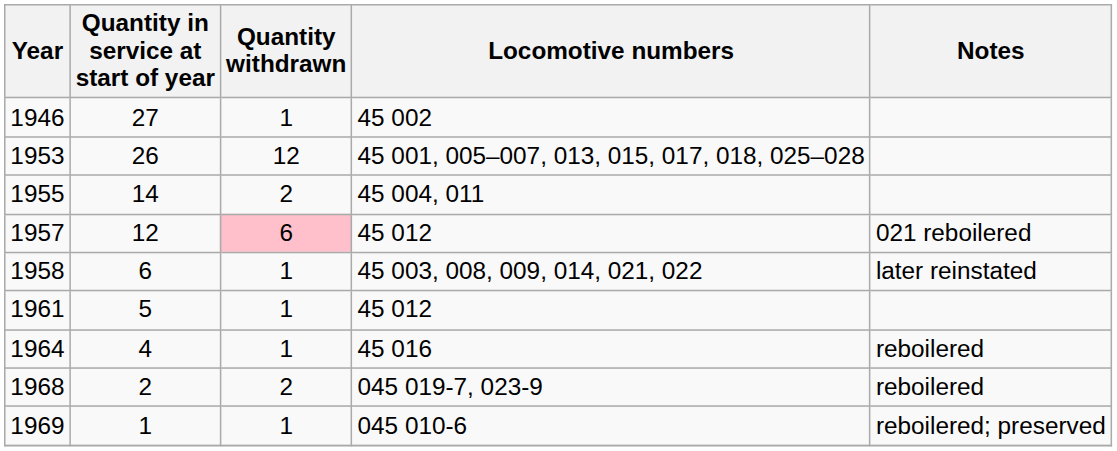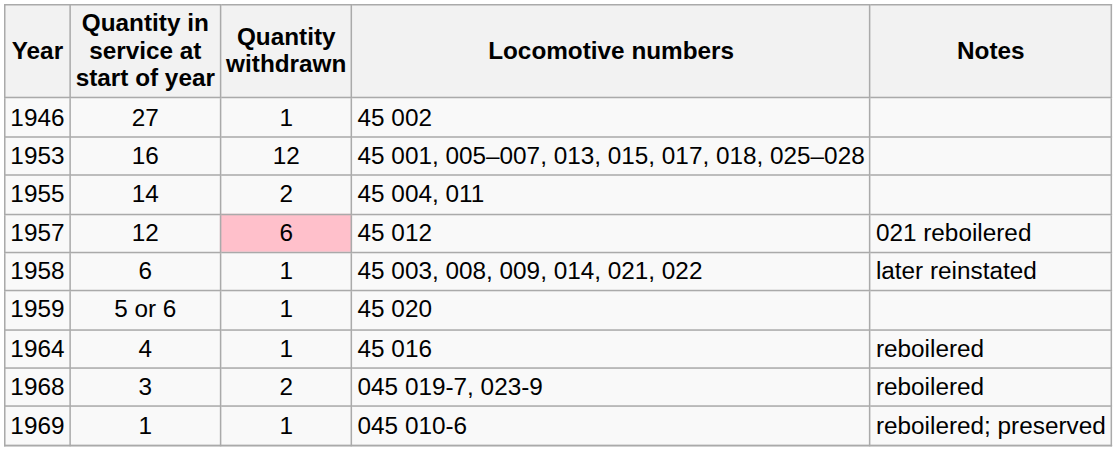(145, 155) 26 -> (145, 155) 16
+ row: (37, 309)
- row: (37, 309)
(145, 387) 2 -> (145, 387) 3
